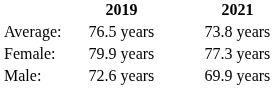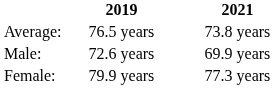rows swapped: (23, 76) <-> (30, 54)
